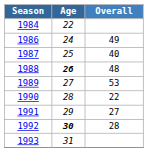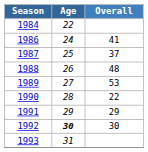(114, 41) 49 -> (114, 41) 41
(114, 55) 40 -> (114, 55) 37
(68, 69) bold -> (68, 69) normal
(114, 112) 27 -> (114, 112) 29
(114, 127) 28 -> (114, 127) 30
